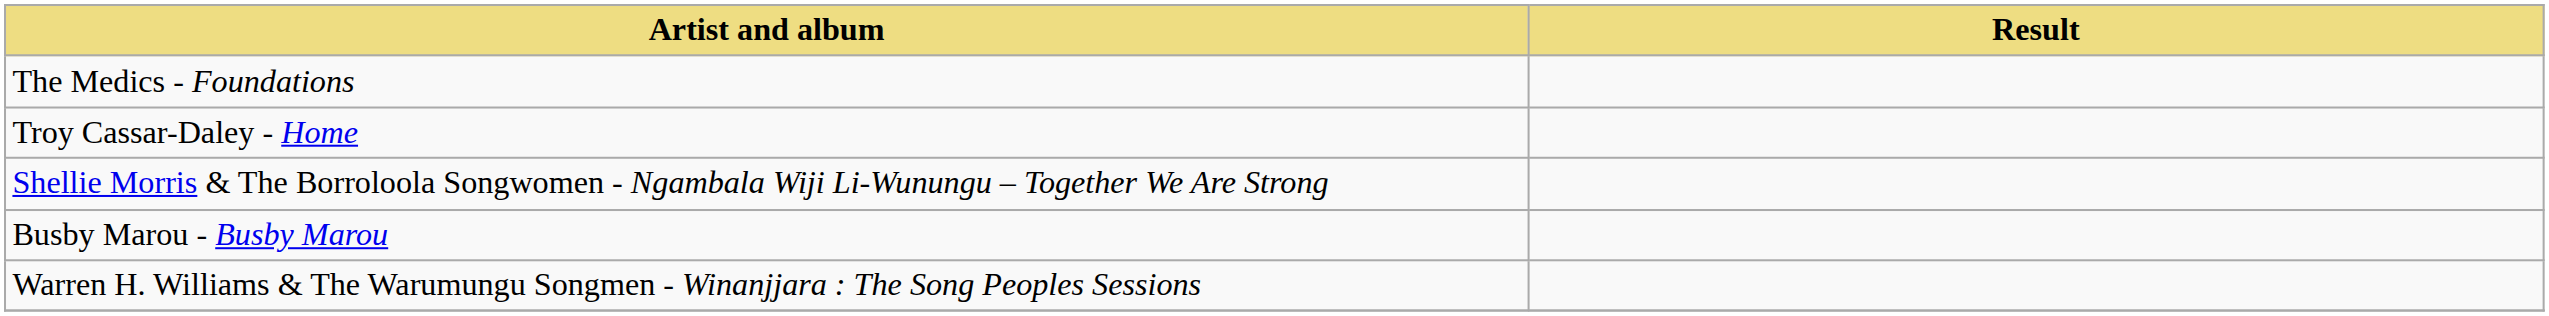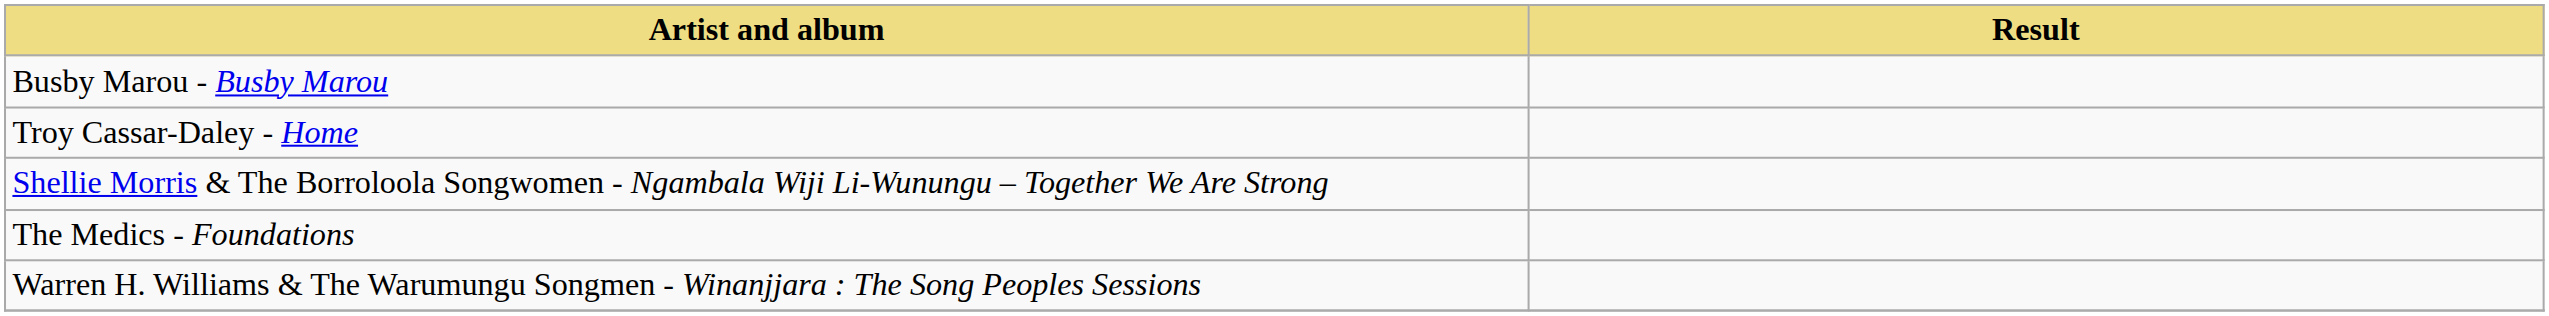rows swapped: (200, 234) <-> (183, 81)
